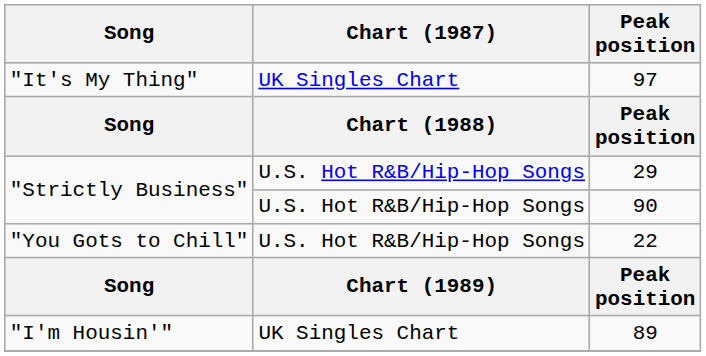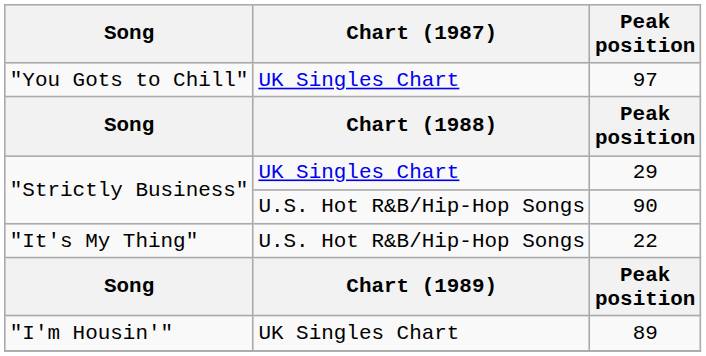(104, 80) "It's My Thing" -> (129, 80) "You Gots to Chill"
(422, 172) U.S. Hot R&B/Hip-Hop Songs -> (359, 172) UK Singles Chart
(129, 241) "You Gots to Chill" -> (104, 241) "It's My Thing"
